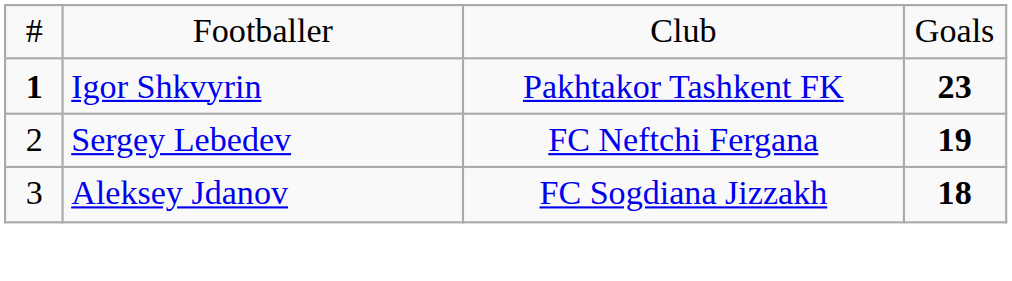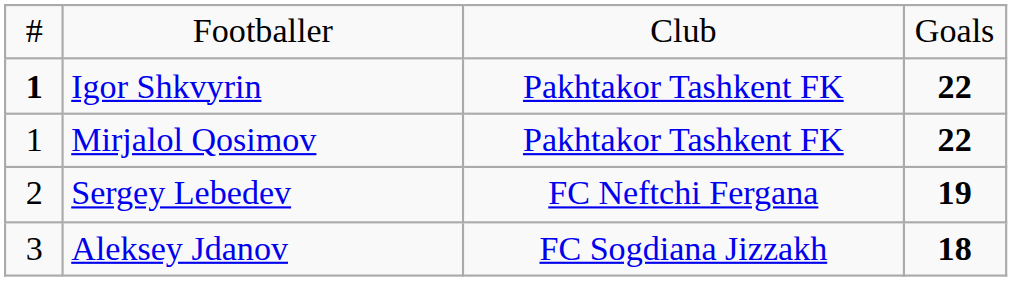(955, 85) 23 -> (955, 85) 22
+ row: (194, 139)
